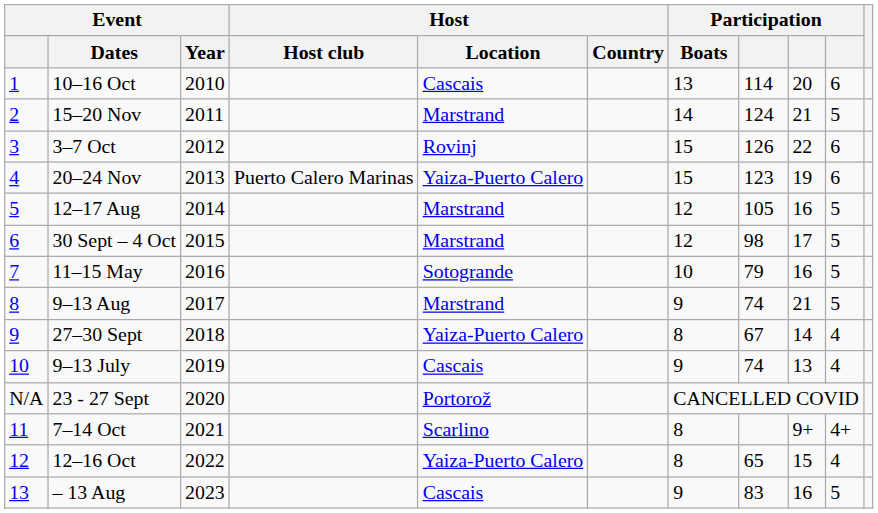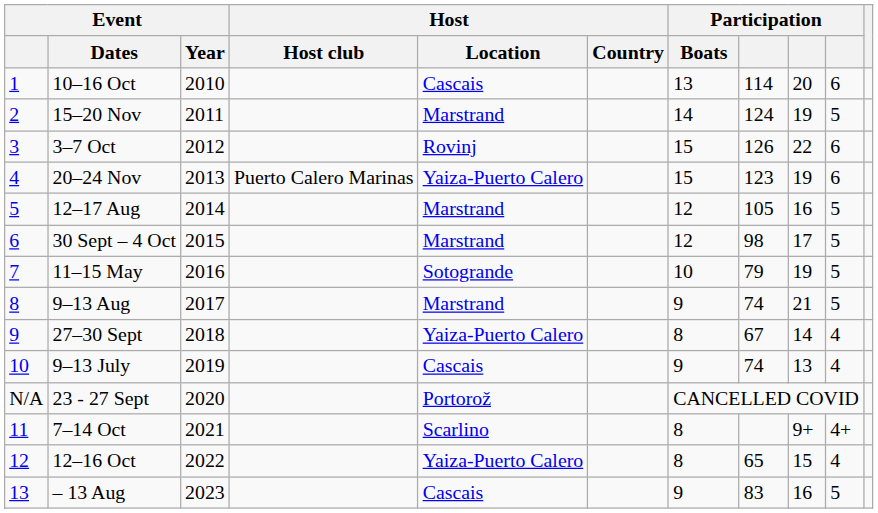(802, 114) 21 -> (802, 114) 19
(802, 271) 16 -> (802, 271) 19
